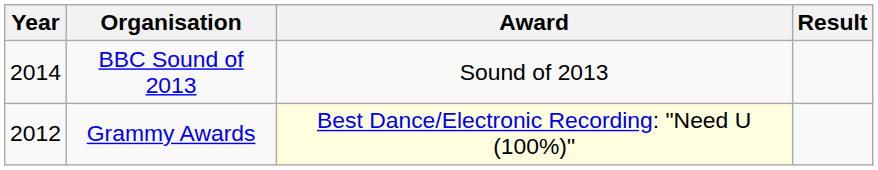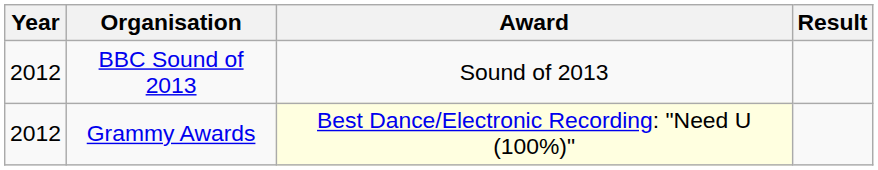(35, 71) 2014 -> (35, 71) 2012
